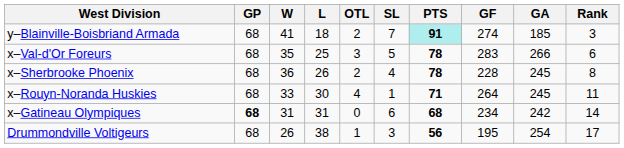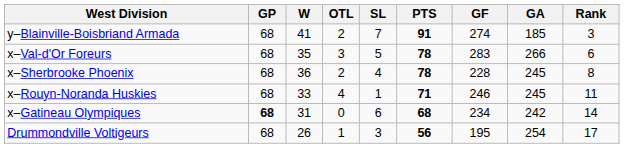- column: (322, 14)
(435, 34) paleturquoise background -> (424, 34) no background
(488, 93) 264 -> (480, 93) 246
